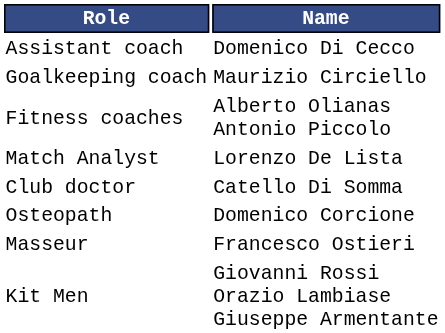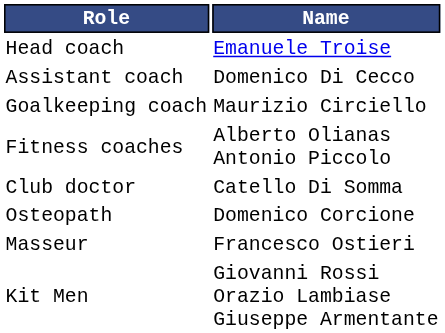+ row: (65, 49)
- row: (83, 158)
